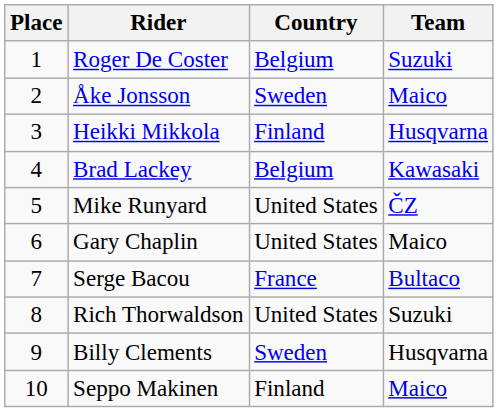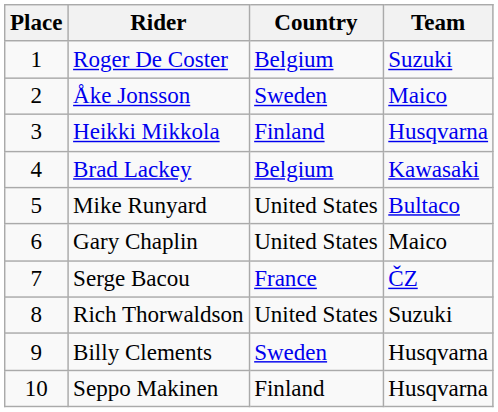(403, 205) ČZ -> (424, 205) Bultaco
(424, 278) Bultaco -> (403, 278) ČZ
(418, 388) Maico -> (438, 388) Husqvarna
